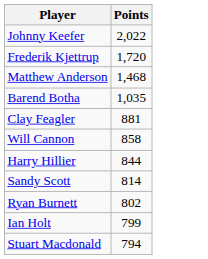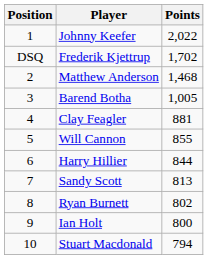+ column: (30, 14)
(131, 56) 1,720 -> (182, 56) 1,702
(131, 98) 1,035 -> (182, 98) 1,005
(131, 139) 858 -> (182, 139) 855
(131, 181) 814 -> (182, 181) 813
(131, 222) 799 -> (182, 222) 800
